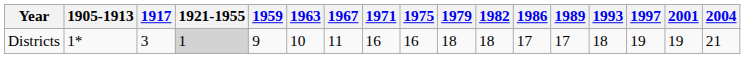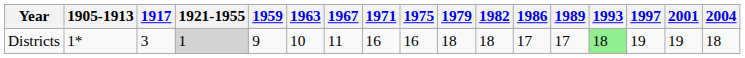(600, 41) no background -> (600, 41) lightgreen background
(714, 41) 21 -> (714, 41) 18
